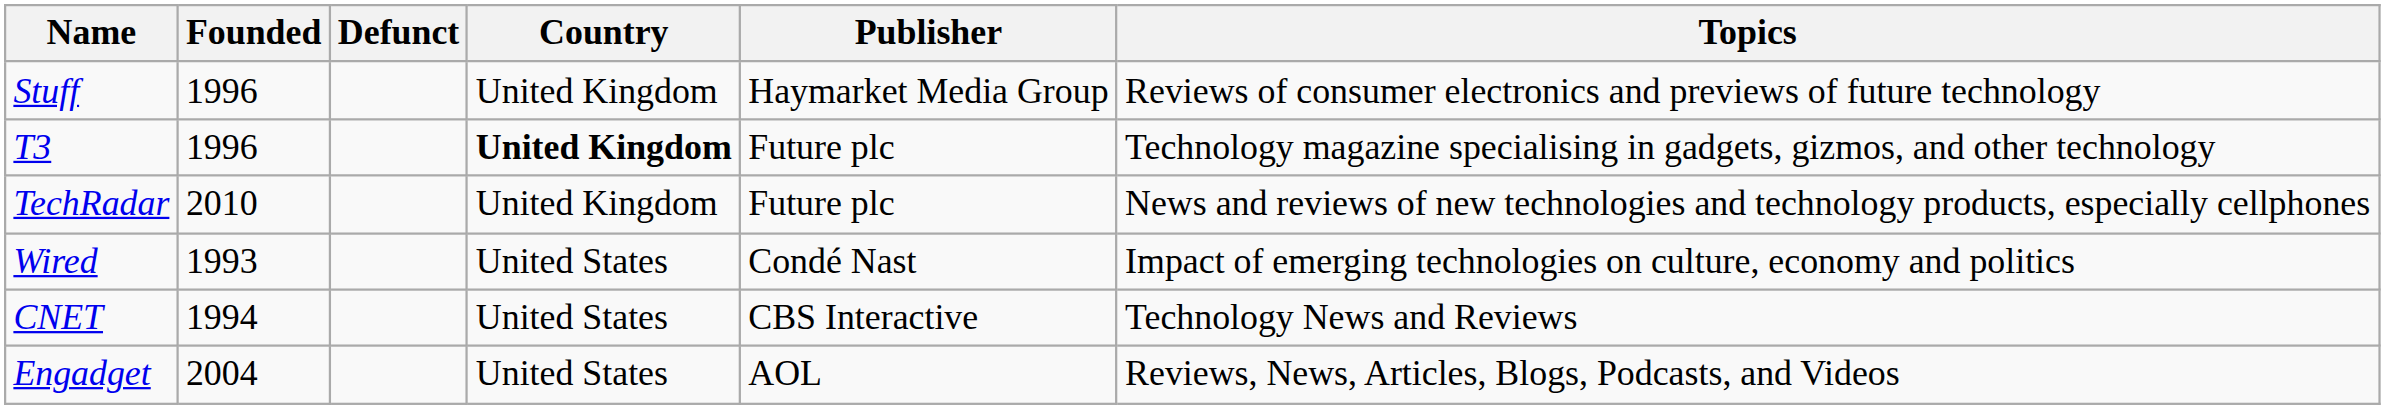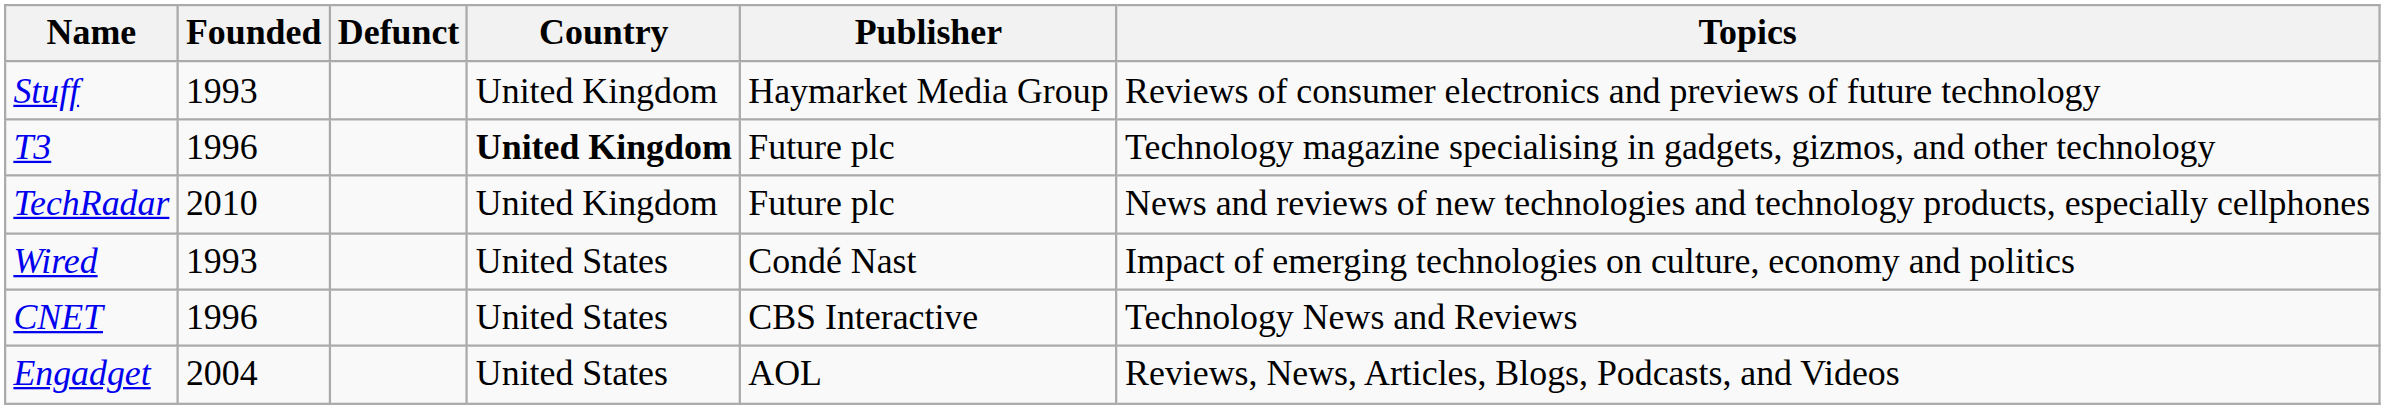(222, 89) 1996 -> (222, 89) 1993
(222, 317) 1994 -> (222, 317) 1996
